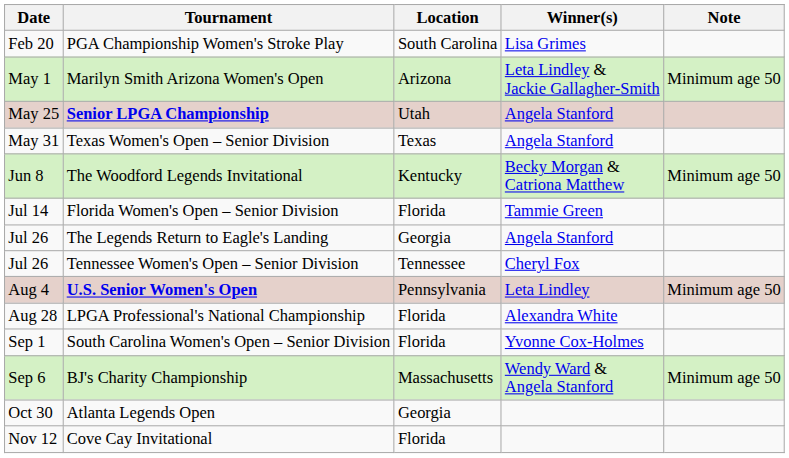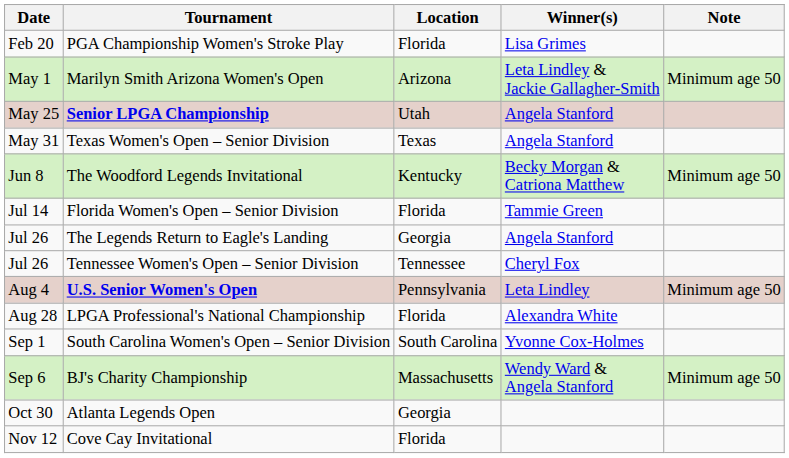(448, 43) South Carolina -> (422, 43) Florida
(422, 342) Florida -> (448, 342) South Carolina
